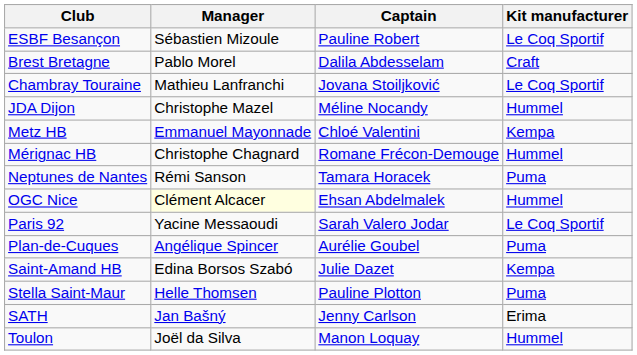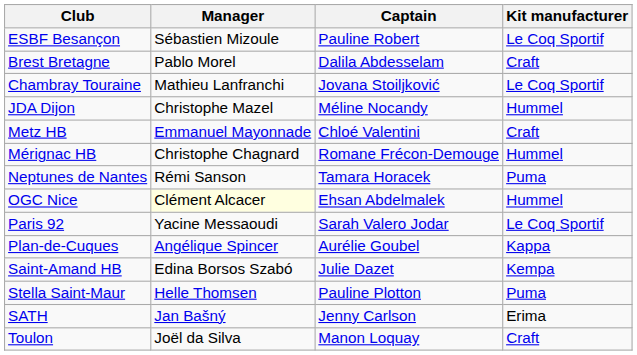(530, 131) Kempa -> (523, 131) Craft
(526, 246) Puma -> (528, 246) Kappa
(535, 339) Hummel -> (523, 339) Craft
